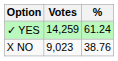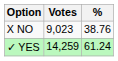rows swapped: (23, 30) <-> (20, 47)
